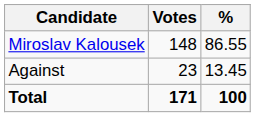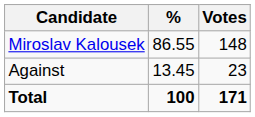columns swapped: (175, 17) <-> (226, 17)
